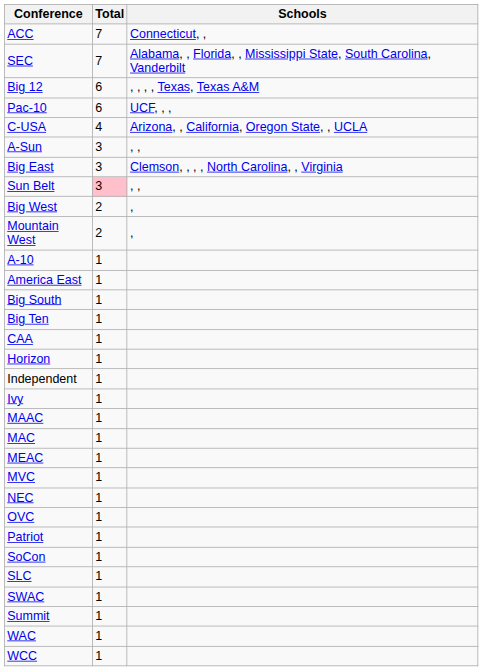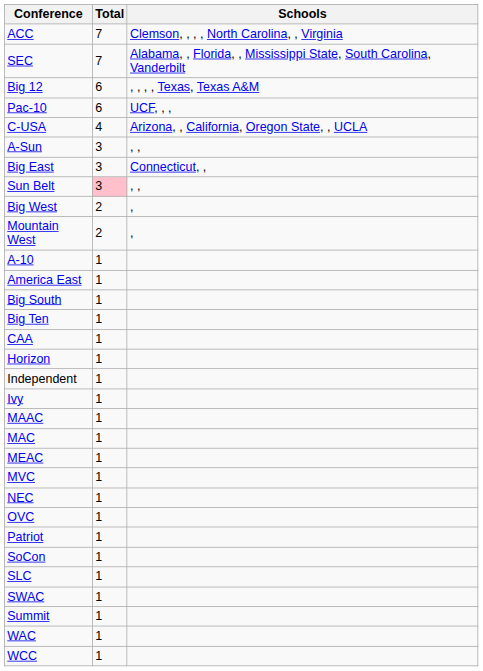(168, 34) Connecticut, , -> (236, 34) Clemson, , , , North Carolina, , Virginia
(236, 166) Clemson, , , , North Carolina, , Virginia -> (168, 166) Connecticut, ,
